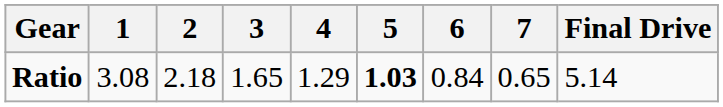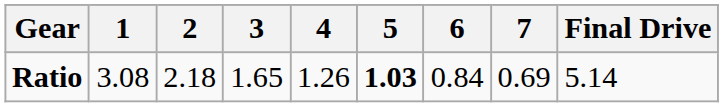(323, 76) 1.29 -> (323, 76) 1.26
(524, 76) 0.65 -> (524, 76) 0.69
